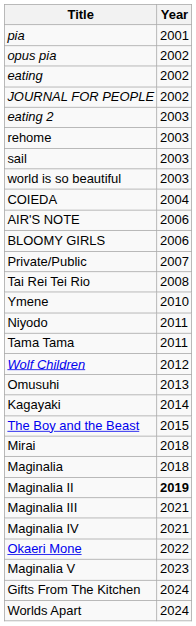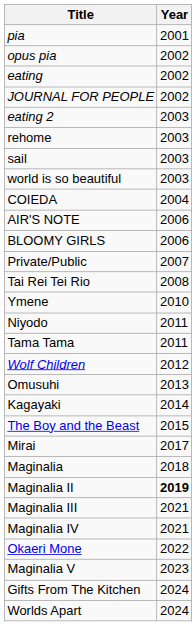(174, 446) 2018 -> (174, 446) 2017
